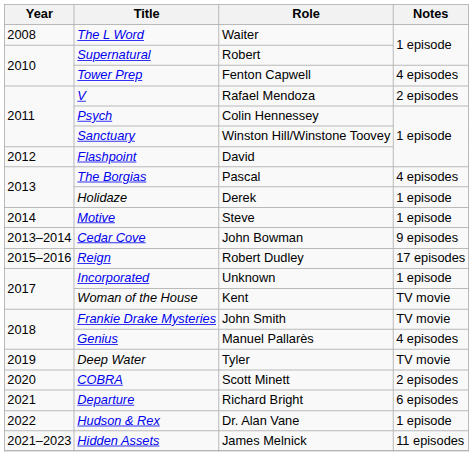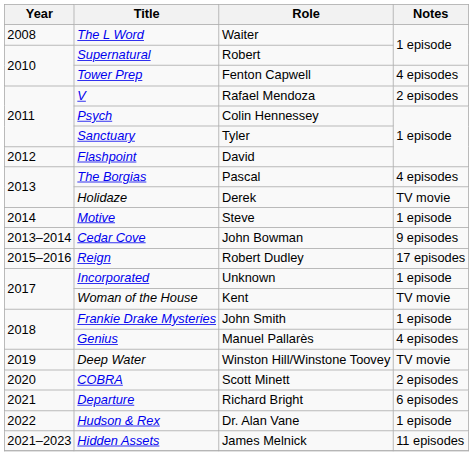(306, 136) Winston Hill/Winstone Toovey -> (236, 136) Tyler
(424, 197) 1 episode -> (423, 197) TV movie
(423, 319) TV movie -> (424, 319) 1 episode
(236, 359) Tyler -> (306, 359) Winston Hill/Winstone Toovey
